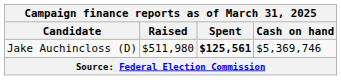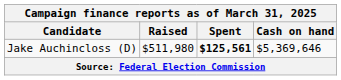(289, 48) $5,369,746 -> (289, 48) $5,369,646
